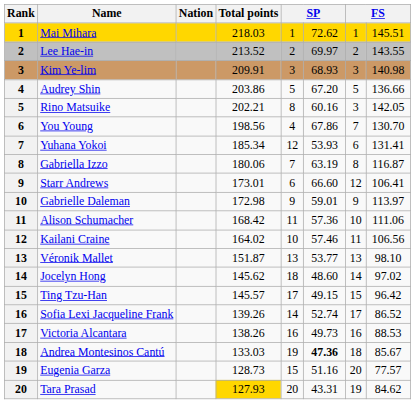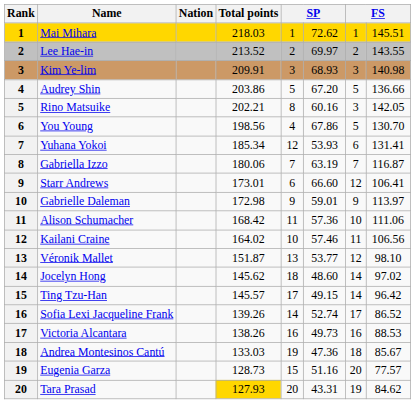(356, 126) 7 -> (356, 126) 5
(356, 164) 8 -> (356, 164) 7
(356, 257) 13 -> (356, 257) 12
(356, 295) 15 -> (356, 295) 14
(325, 351) bold -> (325, 351) normal
